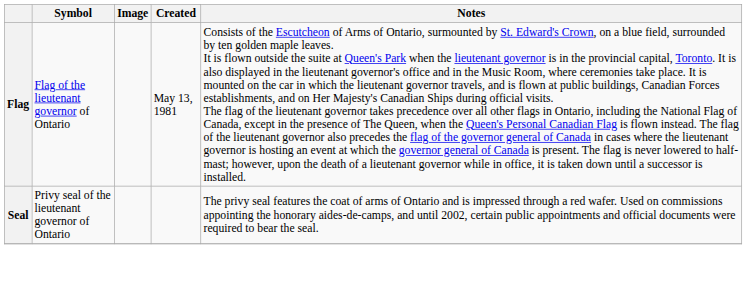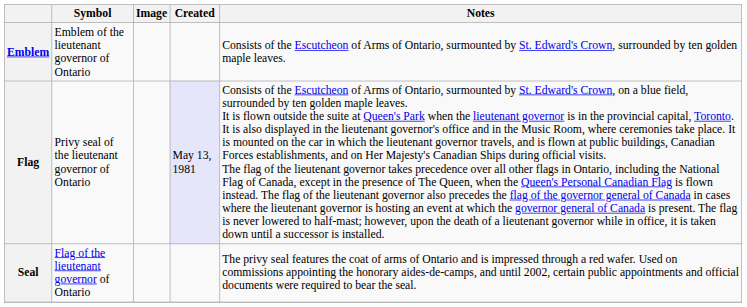+ row: (28, 51)
(62, 104) Flag of the lieutenant governor of Ontario -> (86, 162) Privy seal of the lieutenant governor of Ontario
(173, 104) no background -> (192, 162) lavender background
(73, 215) Privy seal of the lieutenant governor of Ontario -> (82, 273) Flag of the lieutenant governor of Ontario
